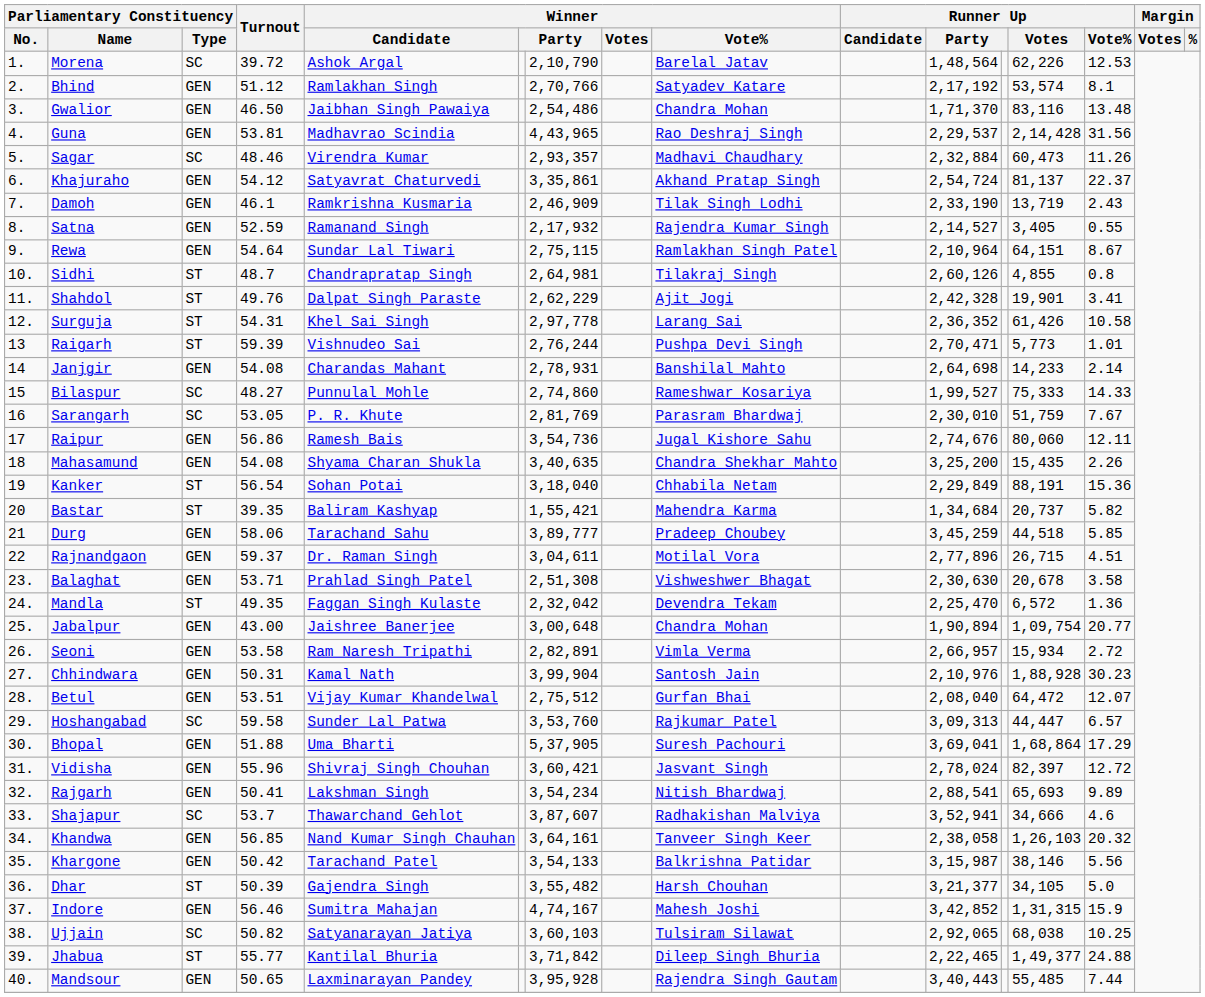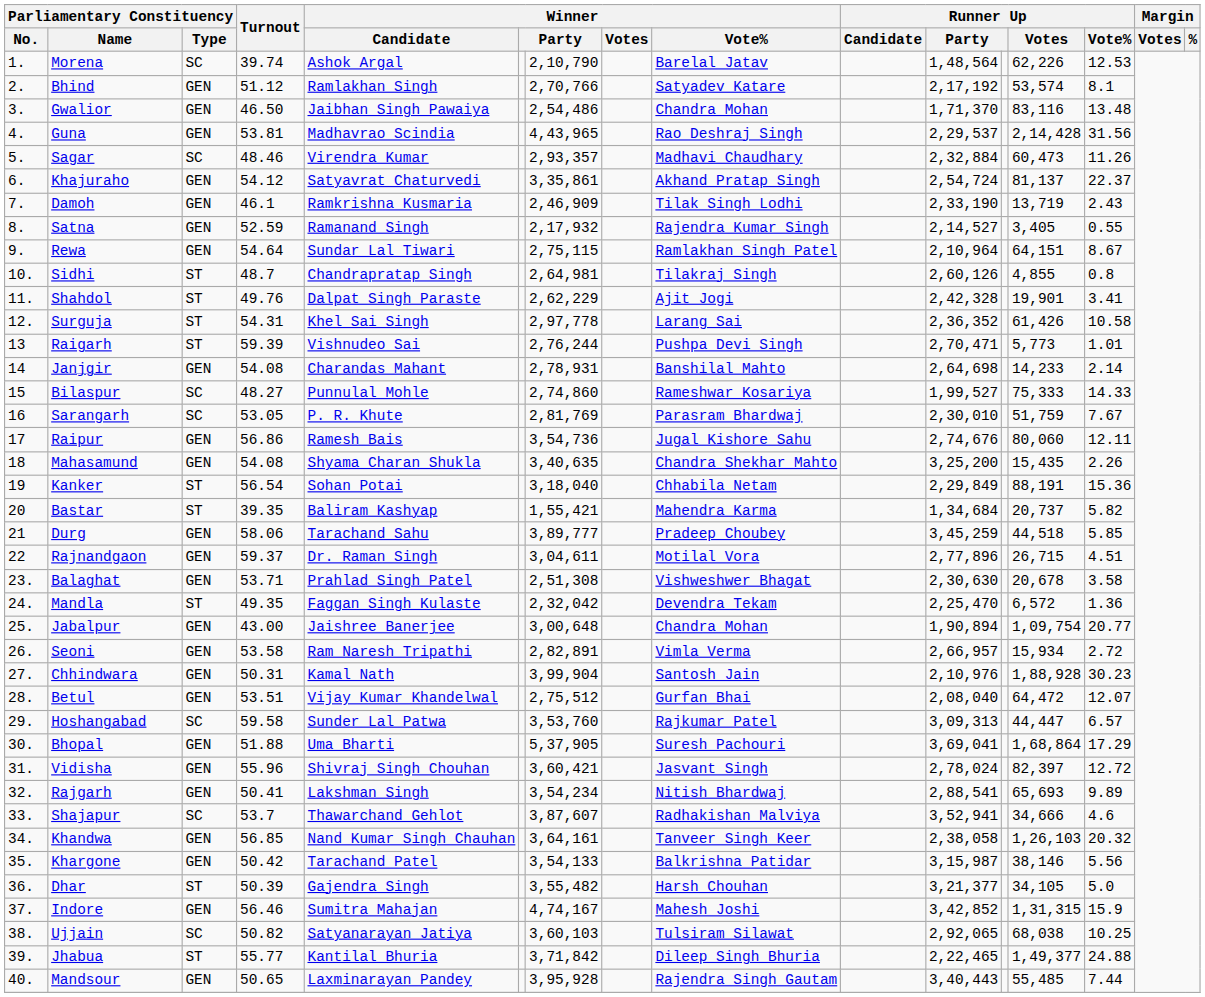(262, 63) 39.72 -> (262, 63) 39.74
